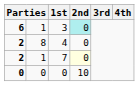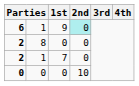(65, 27) 3 -> (65, 27) 9
(65, 42) 4 -> (65, 42) 0
(86, 58) lightyellow background -> (86, 58) no background
